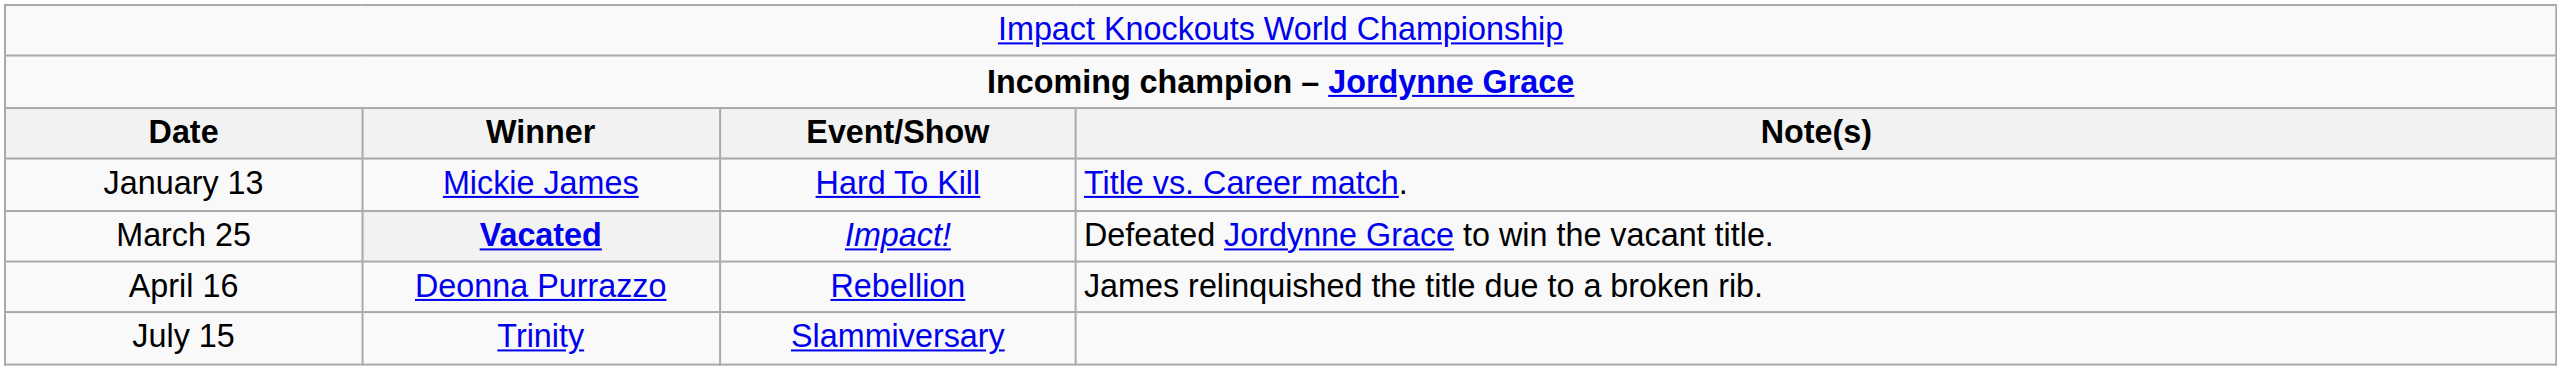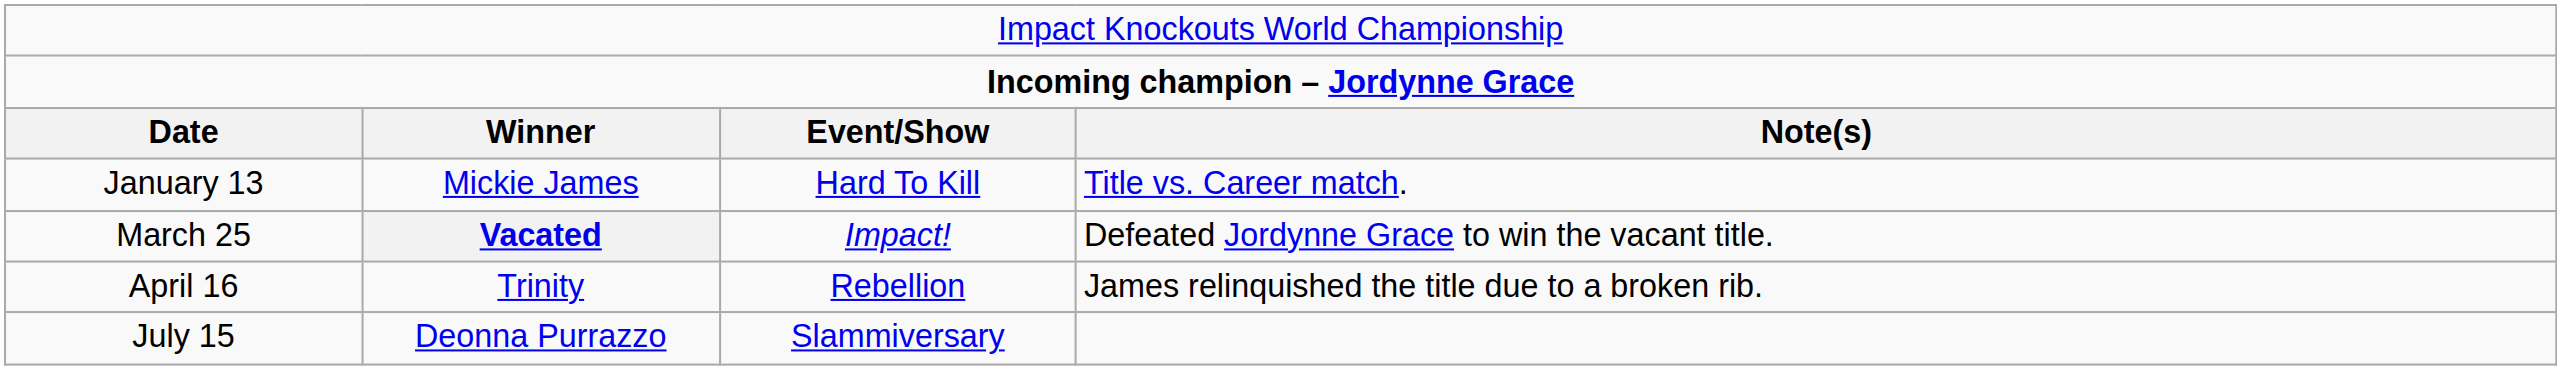(541, 286) Deonna Purrazzo -> (541, 286) Trinity
(541, 337) Trinity -> (541, 337) Deonna Purrazzo
